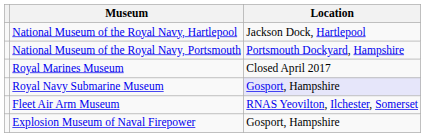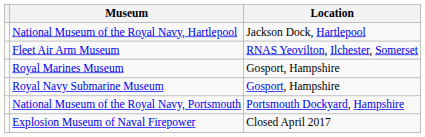rows swapped: (127, 50) <-> (66, 104)
(289, 68) Closed April 2017 -> (293, 68) Gosport, Hampshire
(293, 86) lavender background -> (293, 86) no background
(293, 123) Gosport, Hampshire -> (289, 123) Closed April 2017
